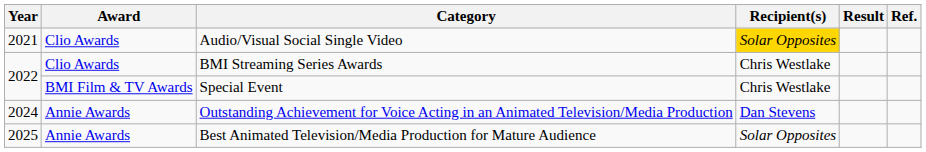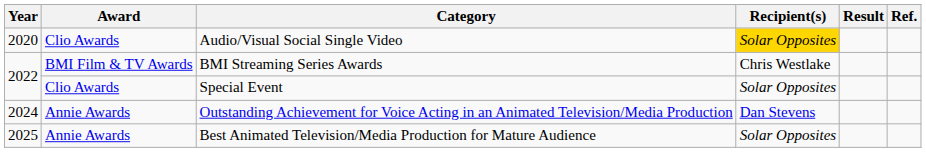(23, 40) 2021 -> (23, 40) 2020
(82, 64) Clio Awards -> (119, 64) BMI Film & TV Awards
(119, 87) BMI Film & TV Awards -> (82, 87) Clio Awards
(785, 87) Chris Westlake -> (788, 87) Solar Opposites
